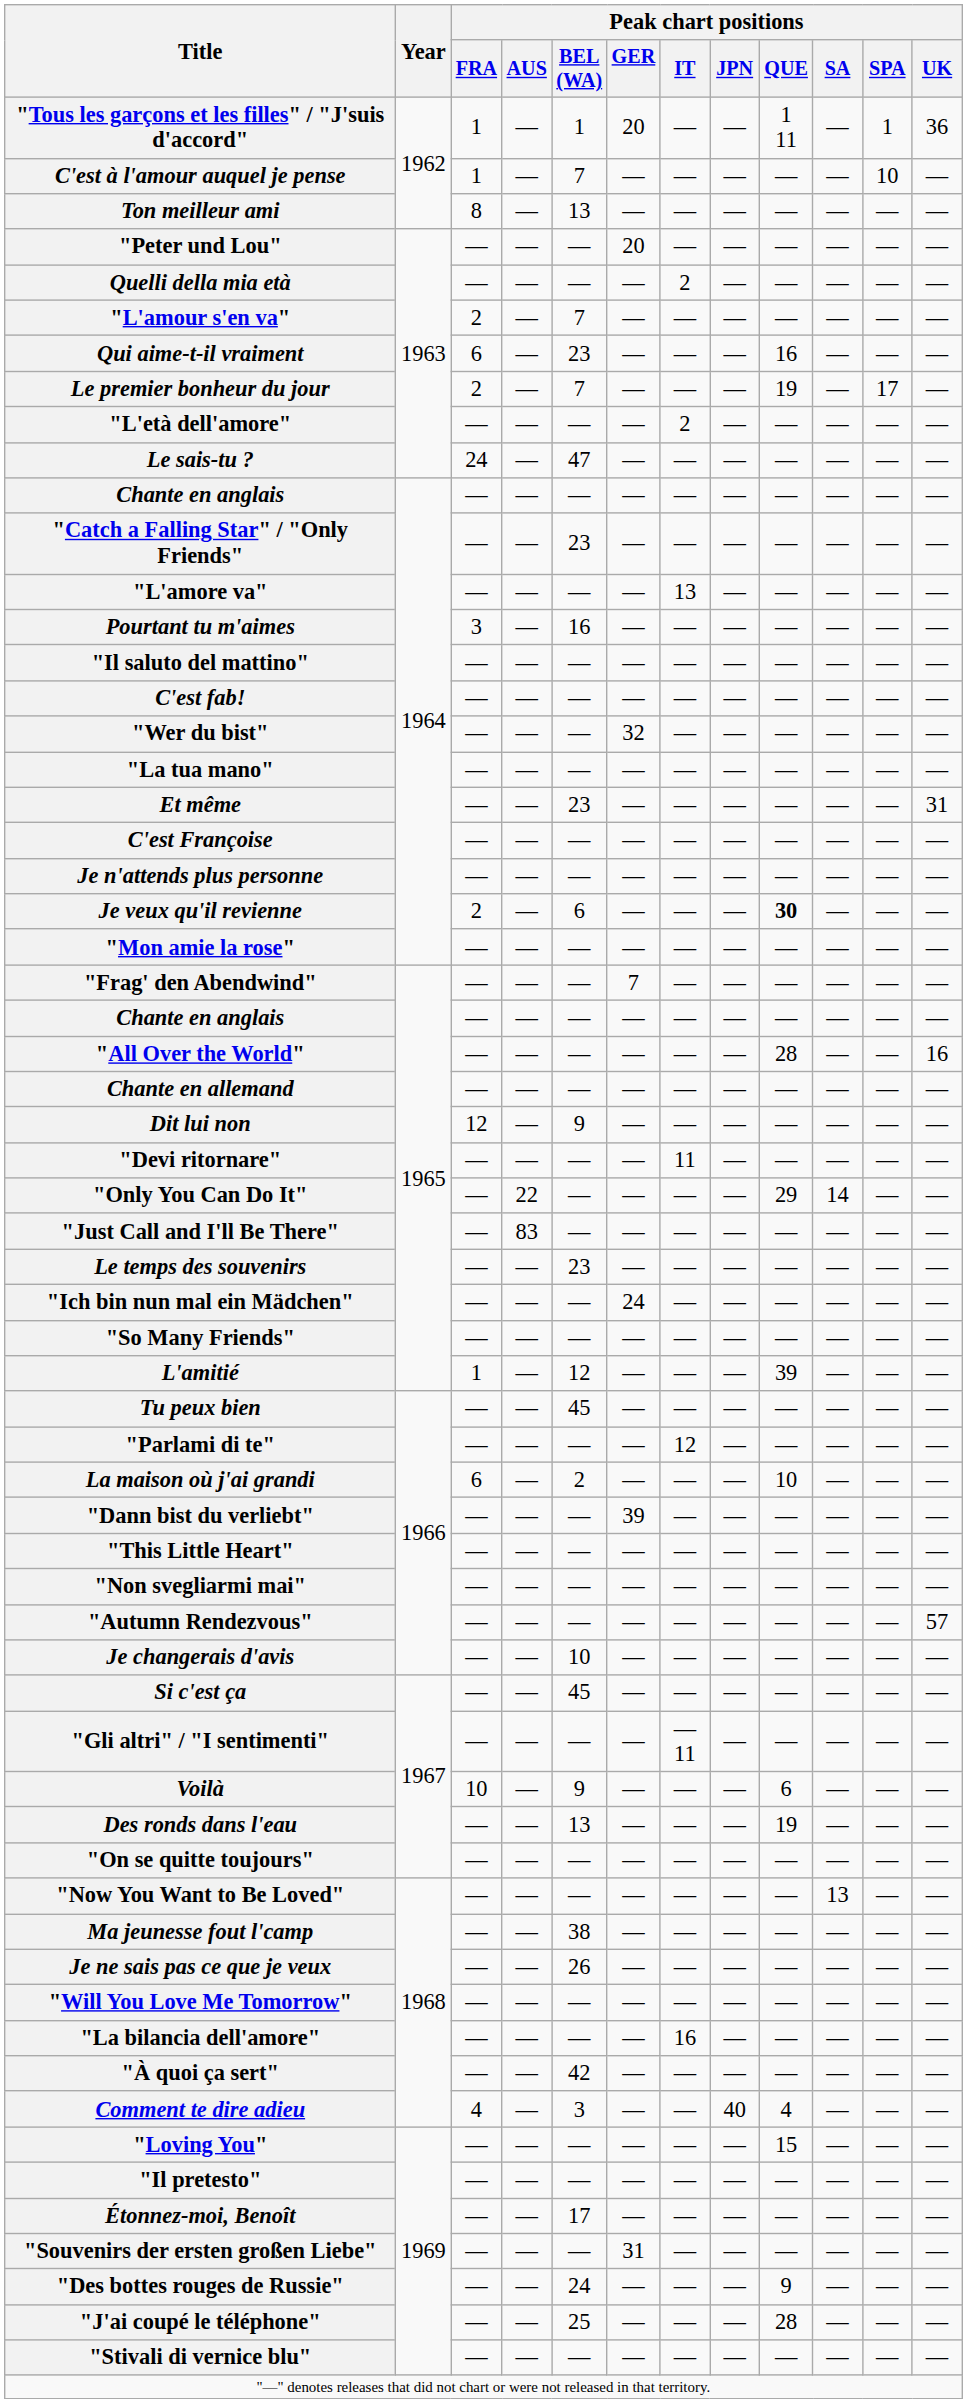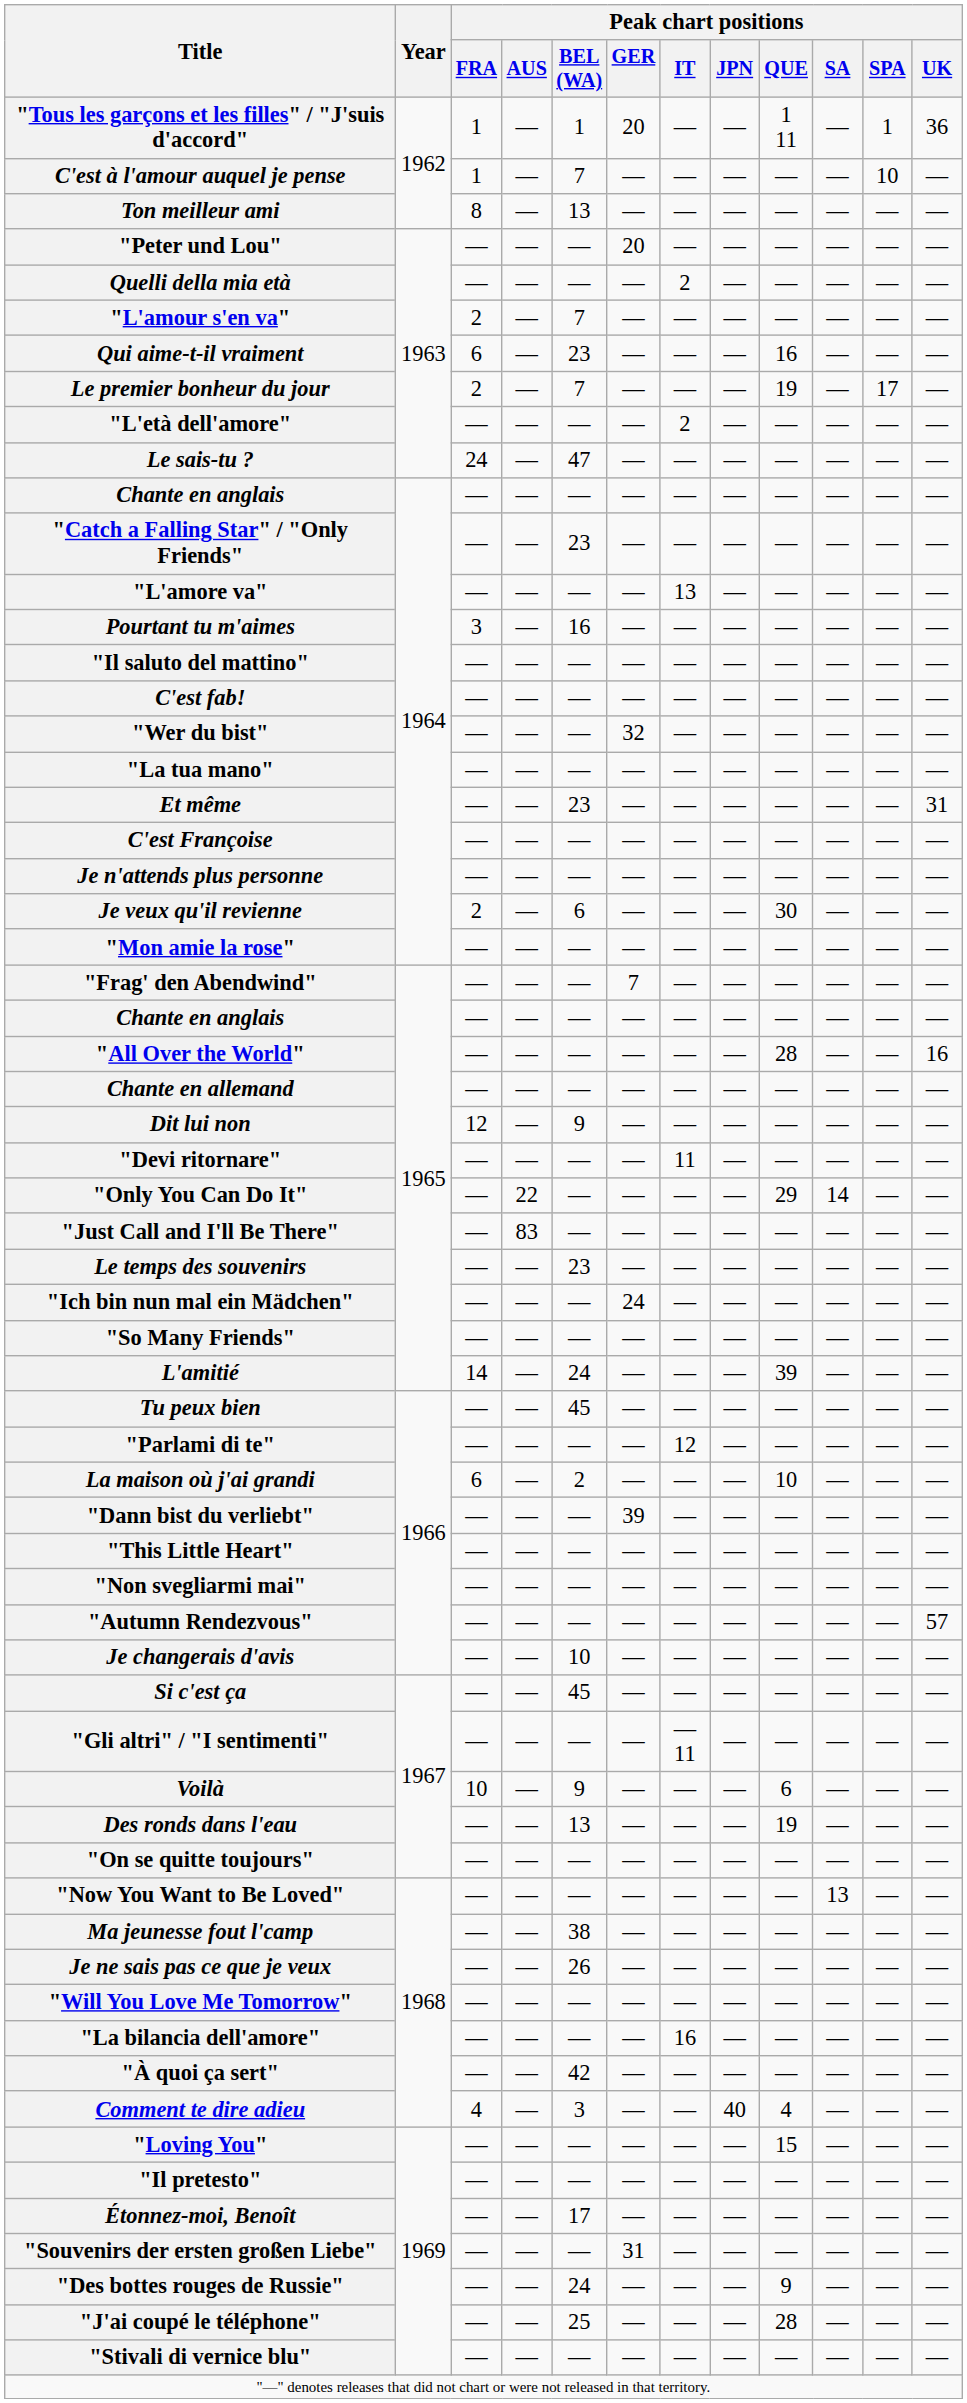(786, 911) bold -> (786, 911) normal
(476, 1373) 1 -> (476, 1373) 14
(579, 1373) 12 -> (579, 1373) 24
